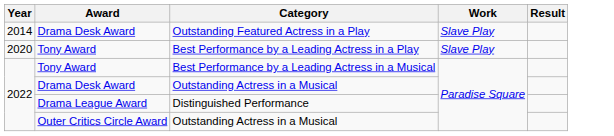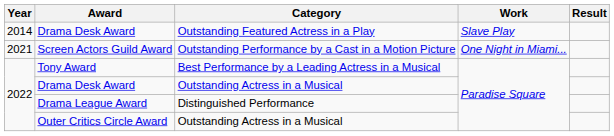- row: (67, 49)
+ row: (105, 49)
